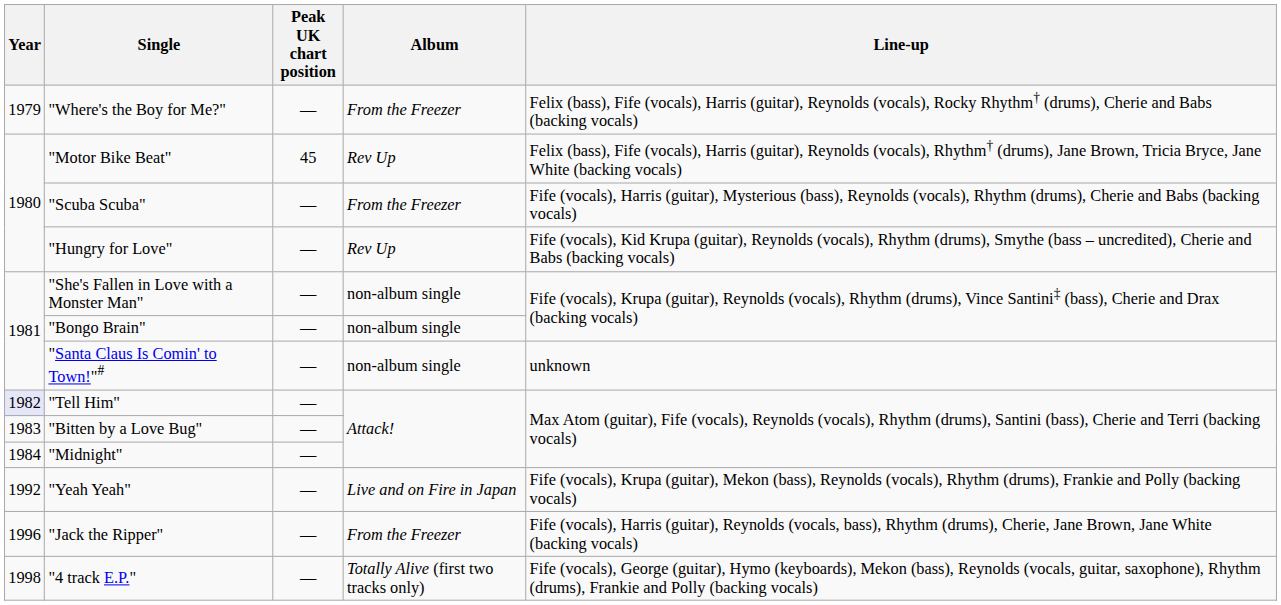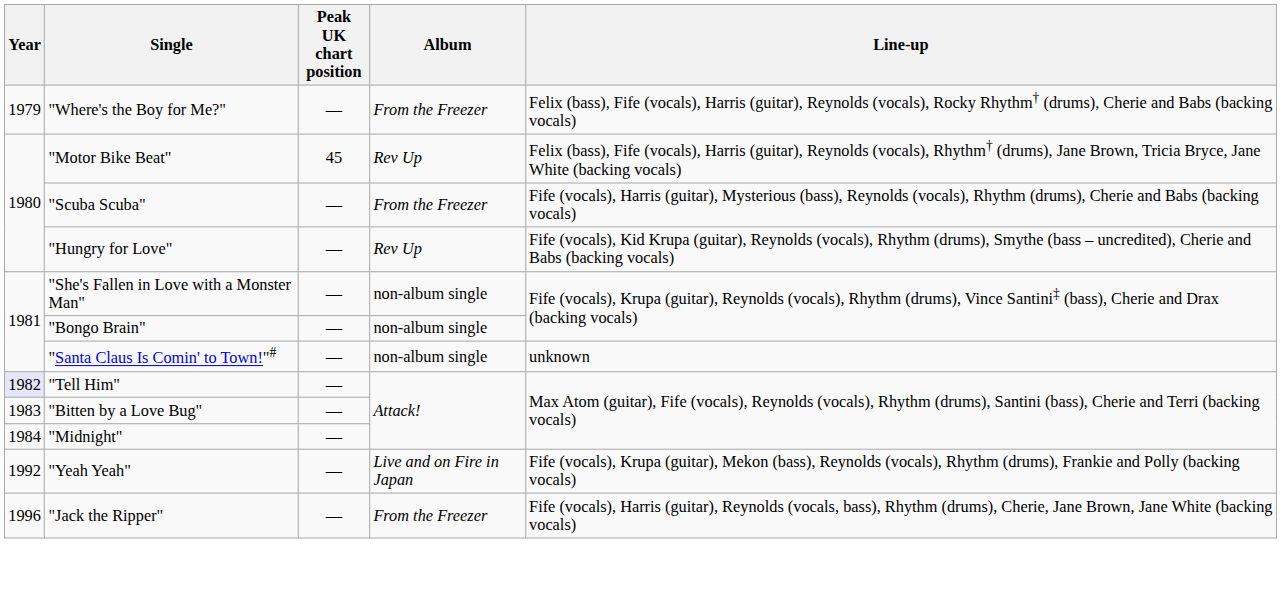- row: (92, 578)
